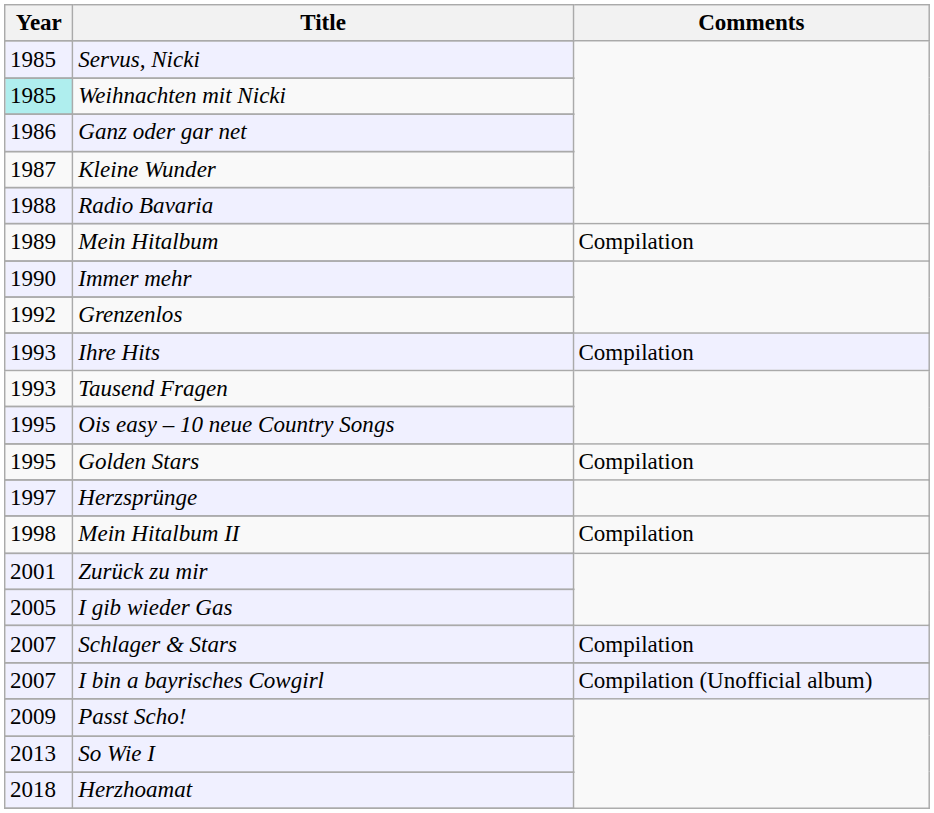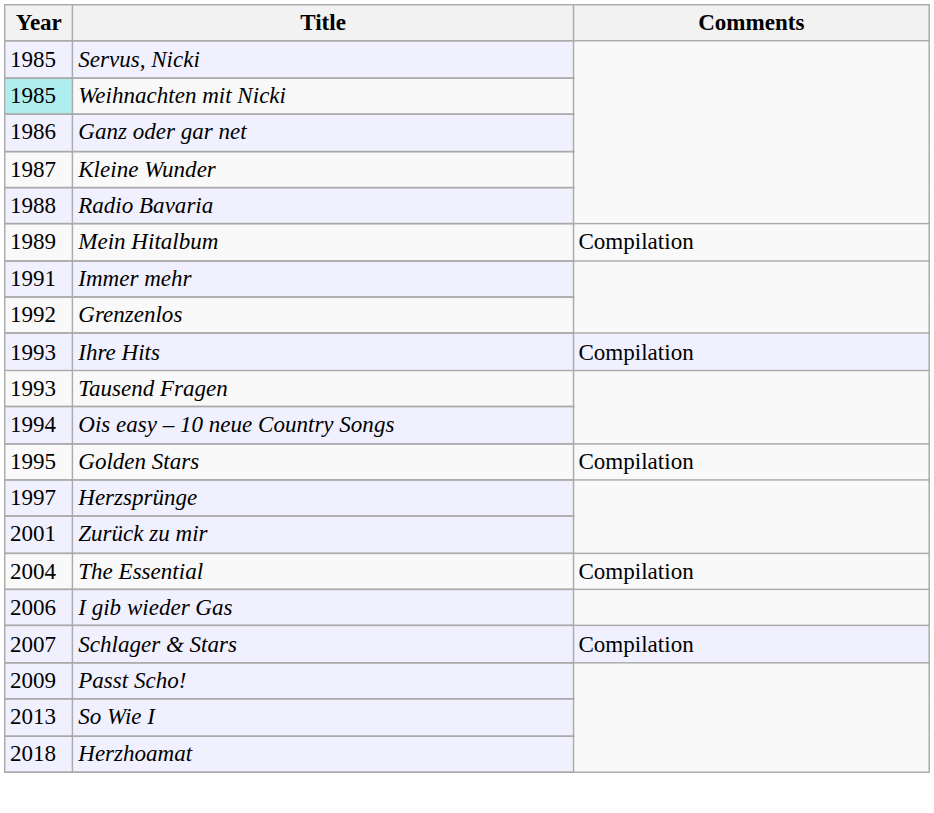(33, 278) 1990 -> (33, 278) 1991
(33, 424) 1995 -> (33, 424) 1994
- row: (159, 534)
+ row: (141, 570)
(33, 607) 2005 -> (33, 607) 2006
- row: (201, 680)
